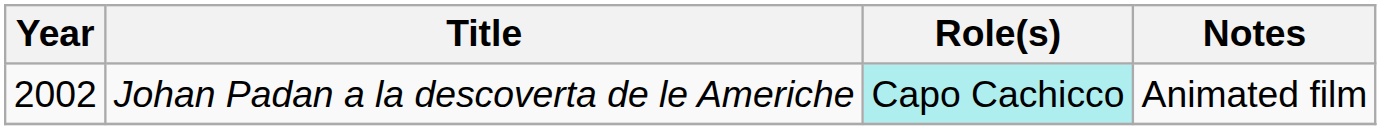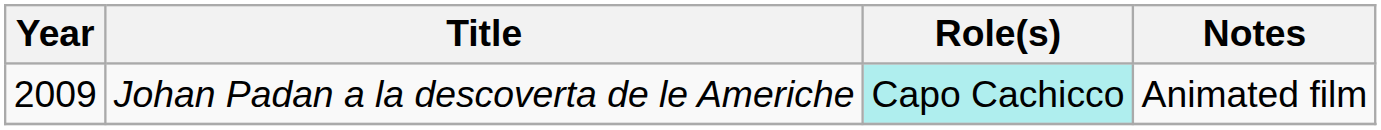(55, 93) 2002 -> (55, 93) 2009
